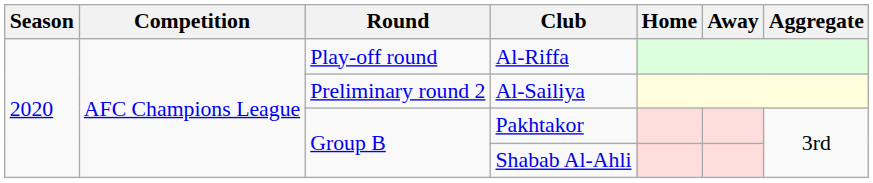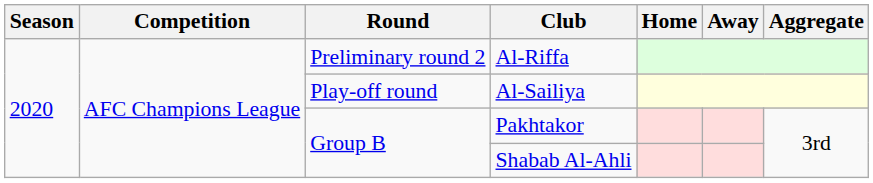(374, 56) Play-off round -> (398, 56) Preliminary round 2
(398, 90) Preliminary round 2 -> (374, 90) Play-off round
